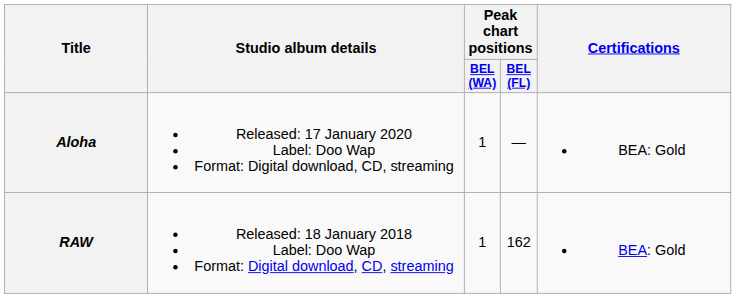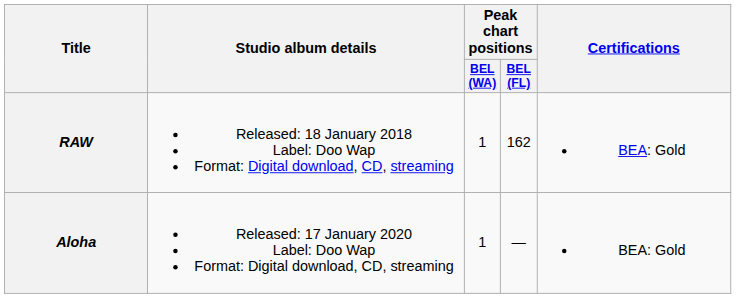rows swapped: (76, 242) <-> (76, 142)
